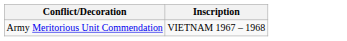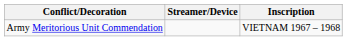+ column: (203, 12)
